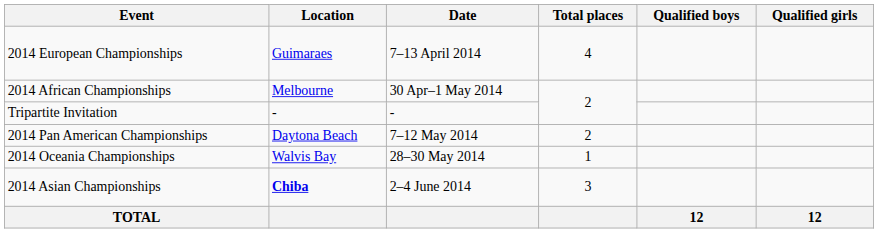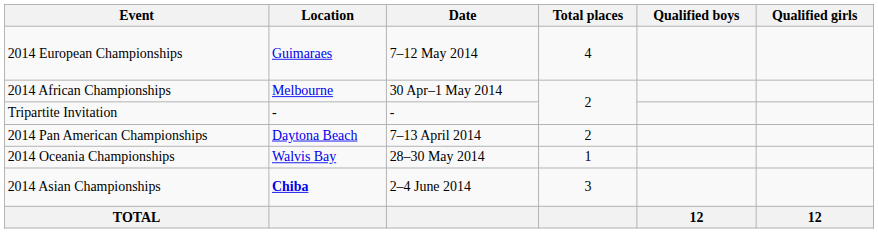(435, 53) 7–13 April 2014 -> (434, 53) 7–12 May 2014
(434, 135) 7–12 May 2014 -> (435, 135) 7–13 April 2014
